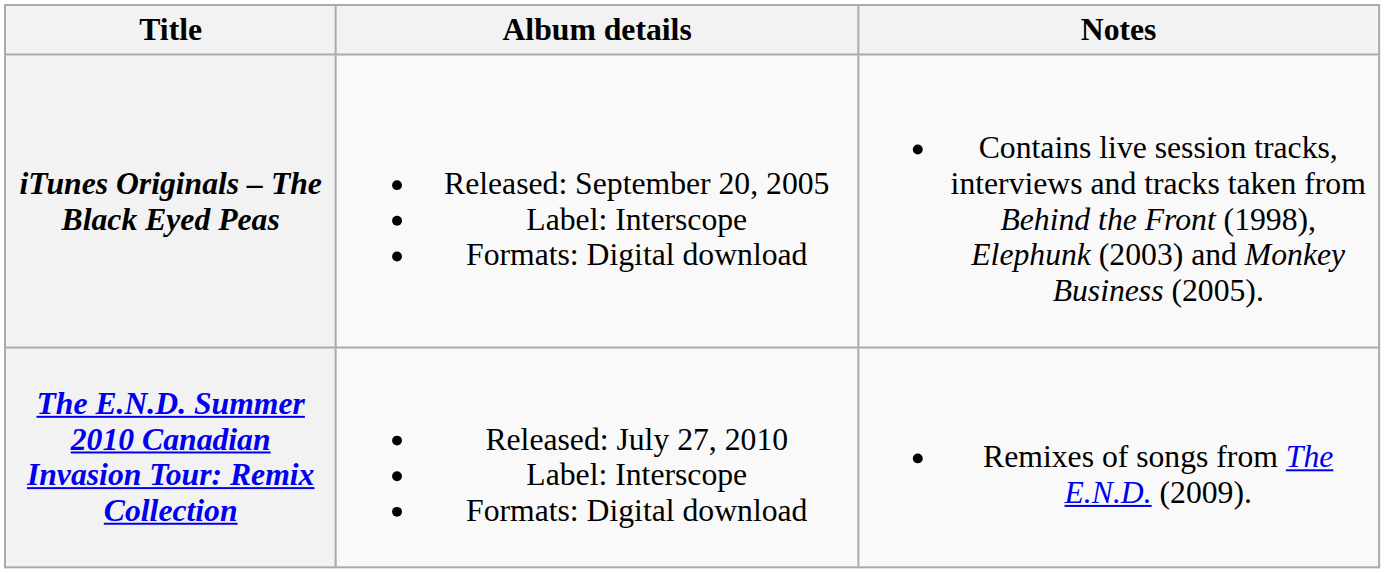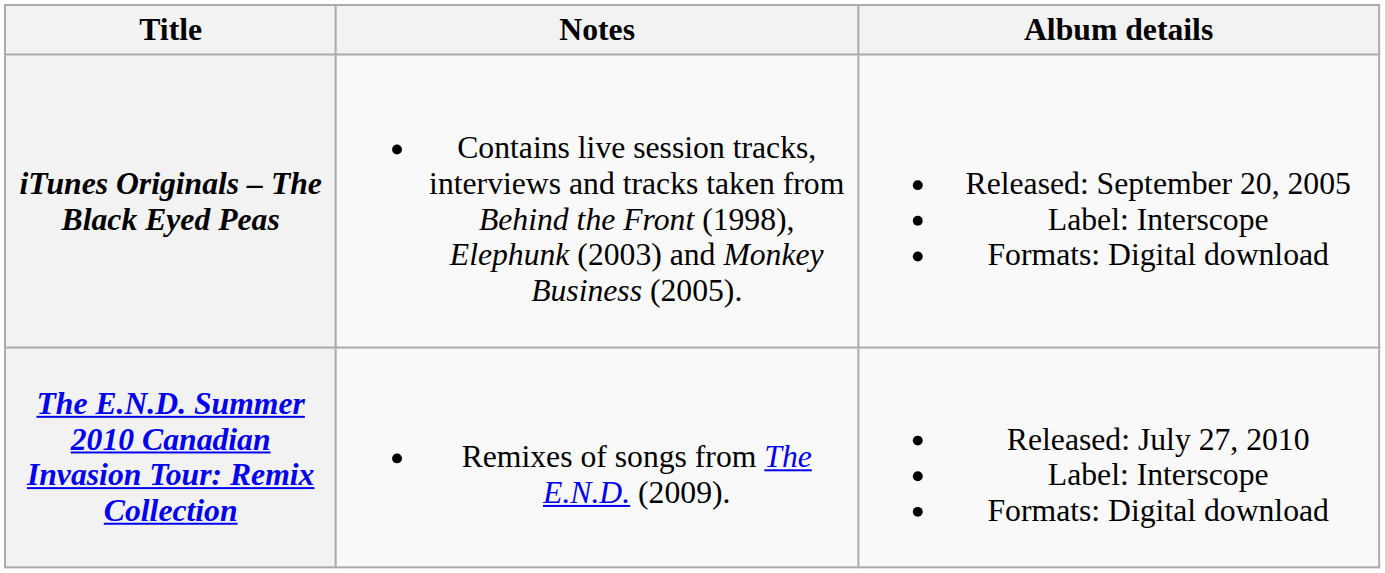columns swapped: (597, 29) <-> (1119, 29)
